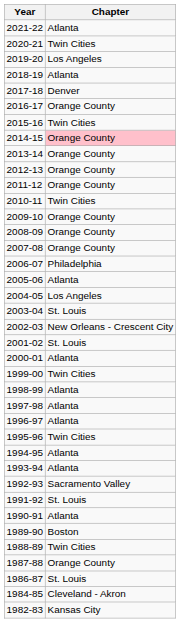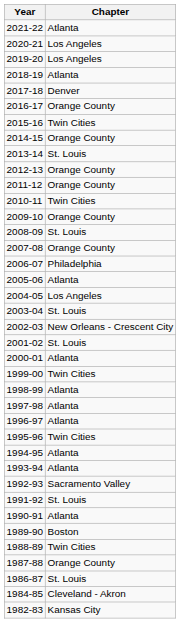(72, 43) Twin Cities -> (75, 43) Los Angeles
(81, 138) pink background -> (81, 138) no background
(81, 153) Orange County -> (67, 153) St. Louis
(81, 232) Orange County -> (67, 232) St. Louis
